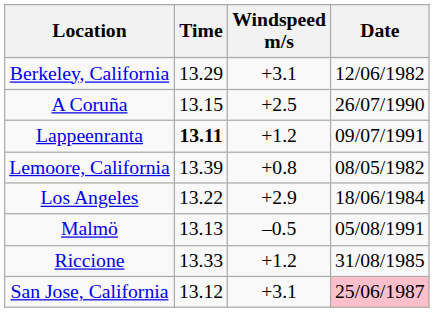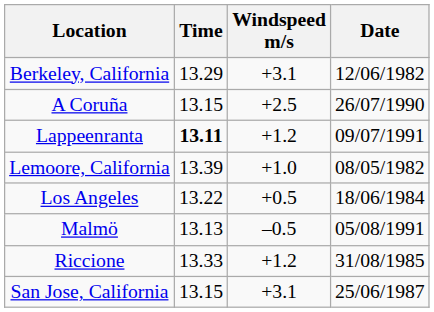(279, 167) +0.8 -> (279, 167) +1.0
(279, 198) +2.9 -> (279, 198) +0.5
(201, 291) 13.12 -> (201, 291) 13.15
(380, 291) pink background -> (380, 291) no background
